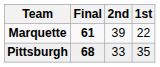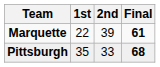columns swapped: (144, 14) <-> (88, 14)
